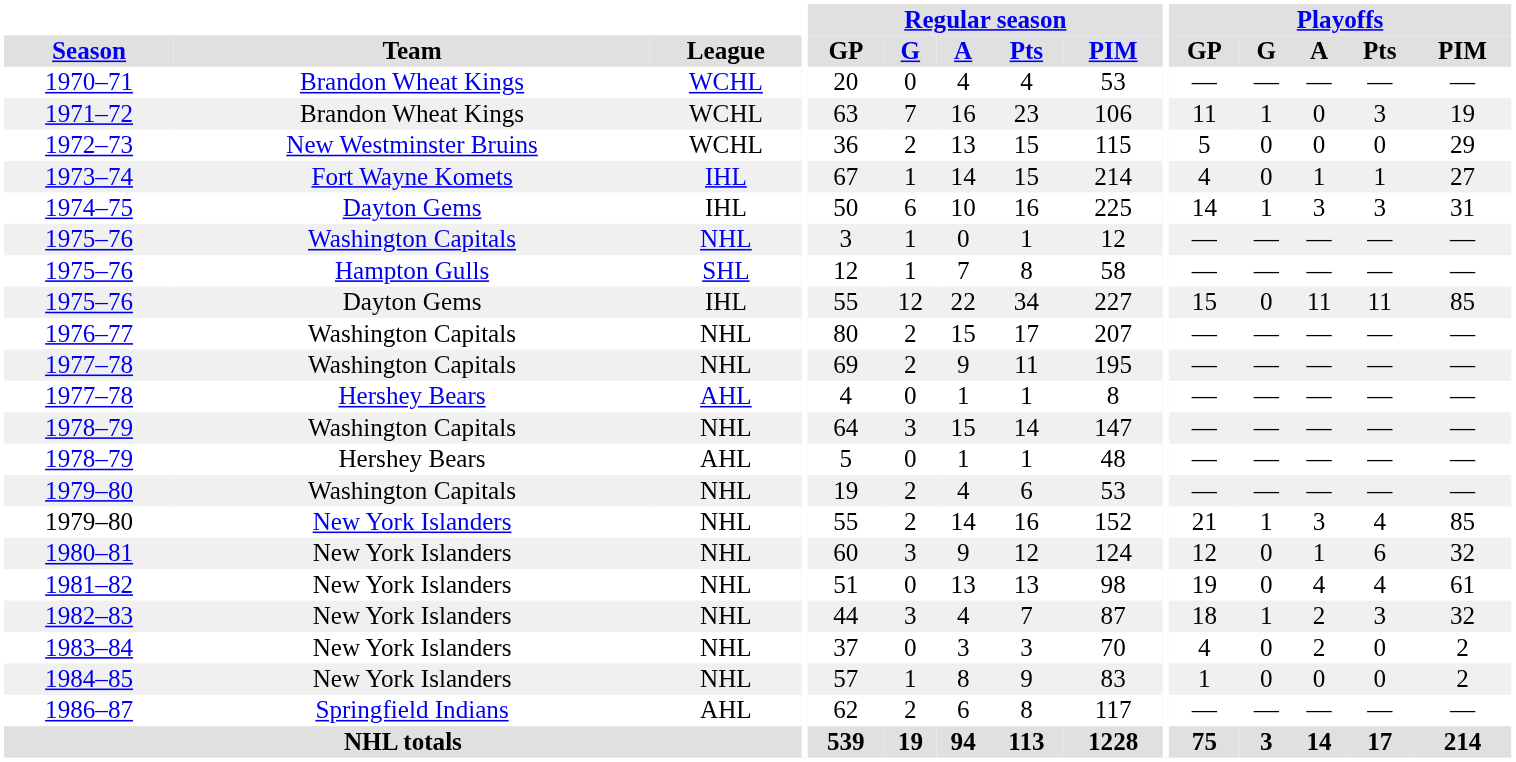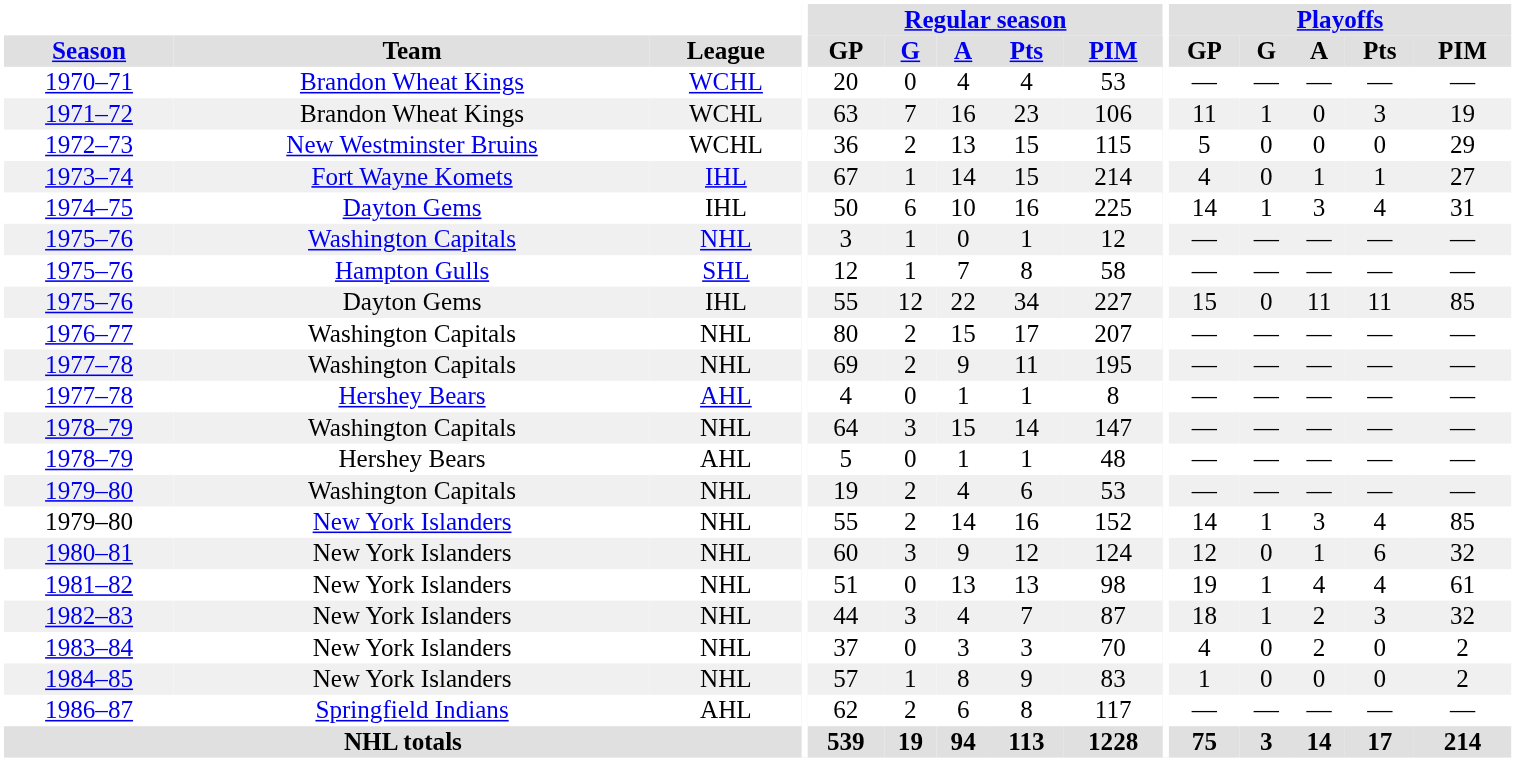(1380, 207) 3 -> (1380, 207) 4
(1204, 521) 21 -> (1204, 521) 14
(1266, 584) 0 -> (1266, 584) 1
